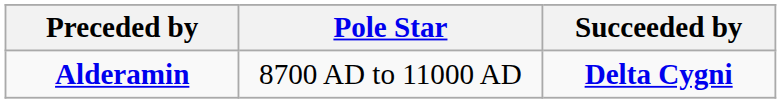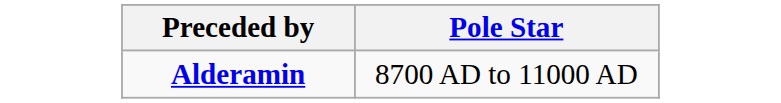- column: (659, 27)
